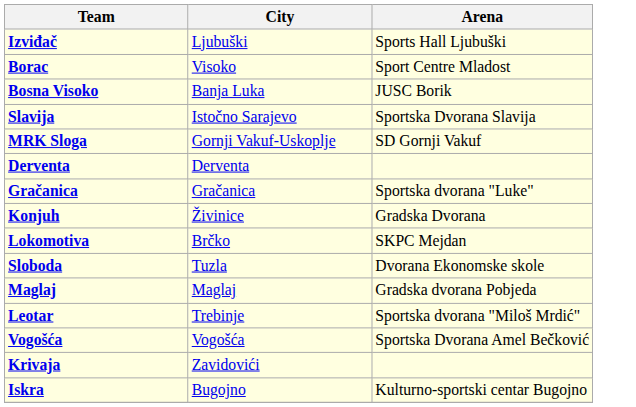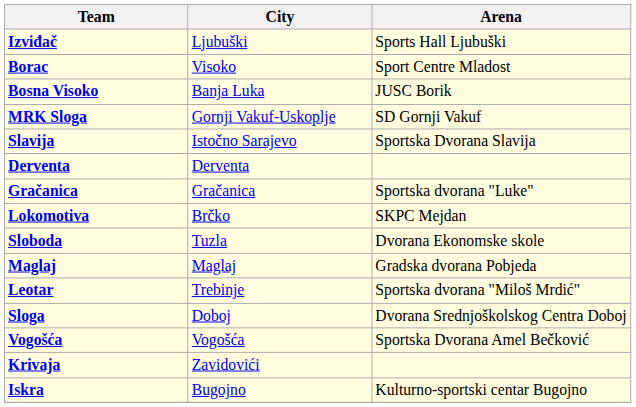rows swapped: (48, 141) <-> (31, 116)
- row: (34, 215)
+ row: (26, 315)
